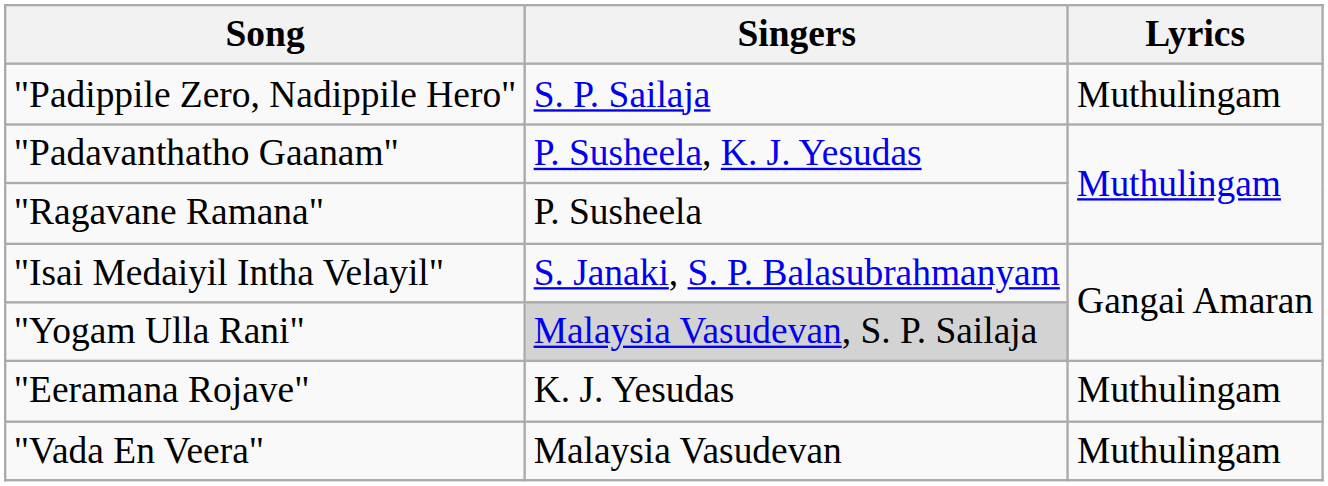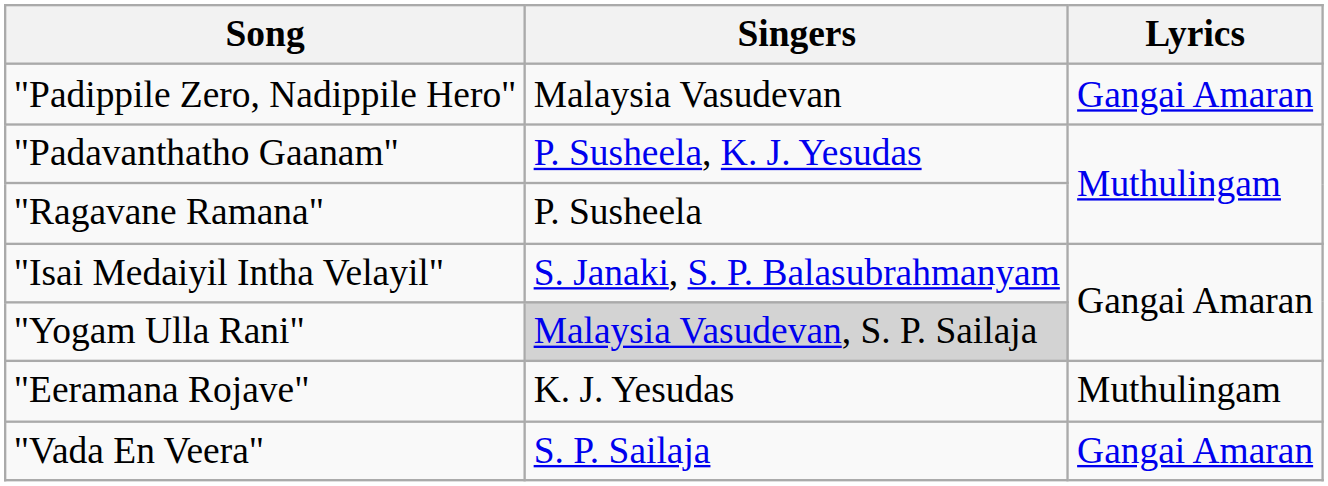(622, 93) S. P. Sailaja -> (688, 93) Malaysia Vasudevan
(1179, 93) Muthulingam -> (1195, 93) Gangai Amaran
(688, 449) Malaysia Vasudevan -> (622, 449) S. P. Sailaja
(1179, 449) Muthulingam -> (1195, 449) Gangai Amaran
